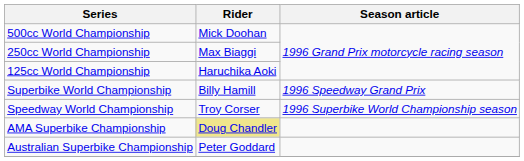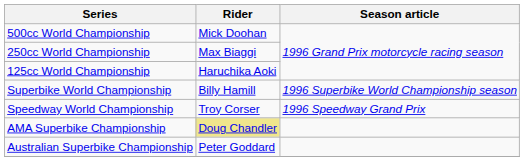(354, 90) 1996 Speedway Grand Prix -> (400, 90) 1996 Superbike World Championship season
(400, 109) 1996 Superbike World Championship season -> (354, 109) 1996 Speedway Grand Prix
